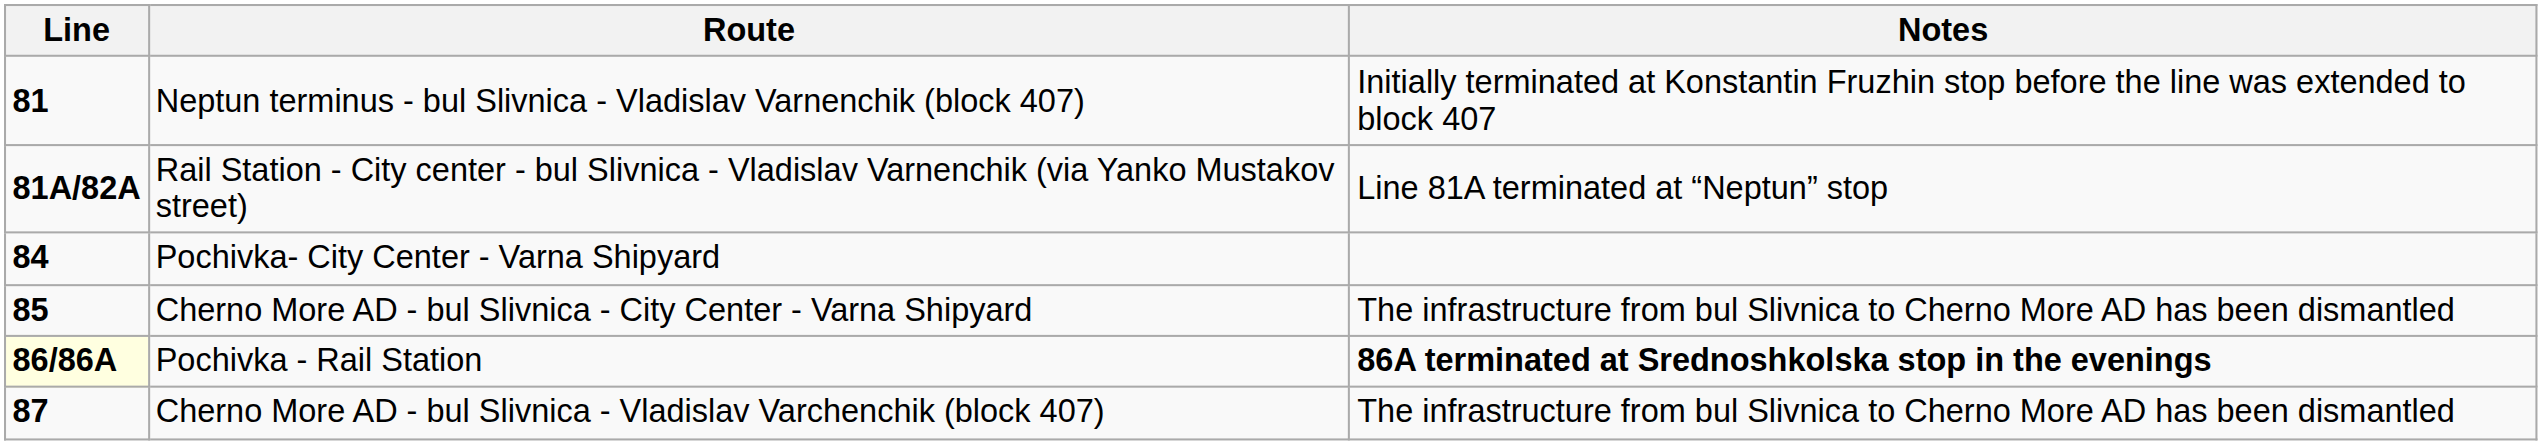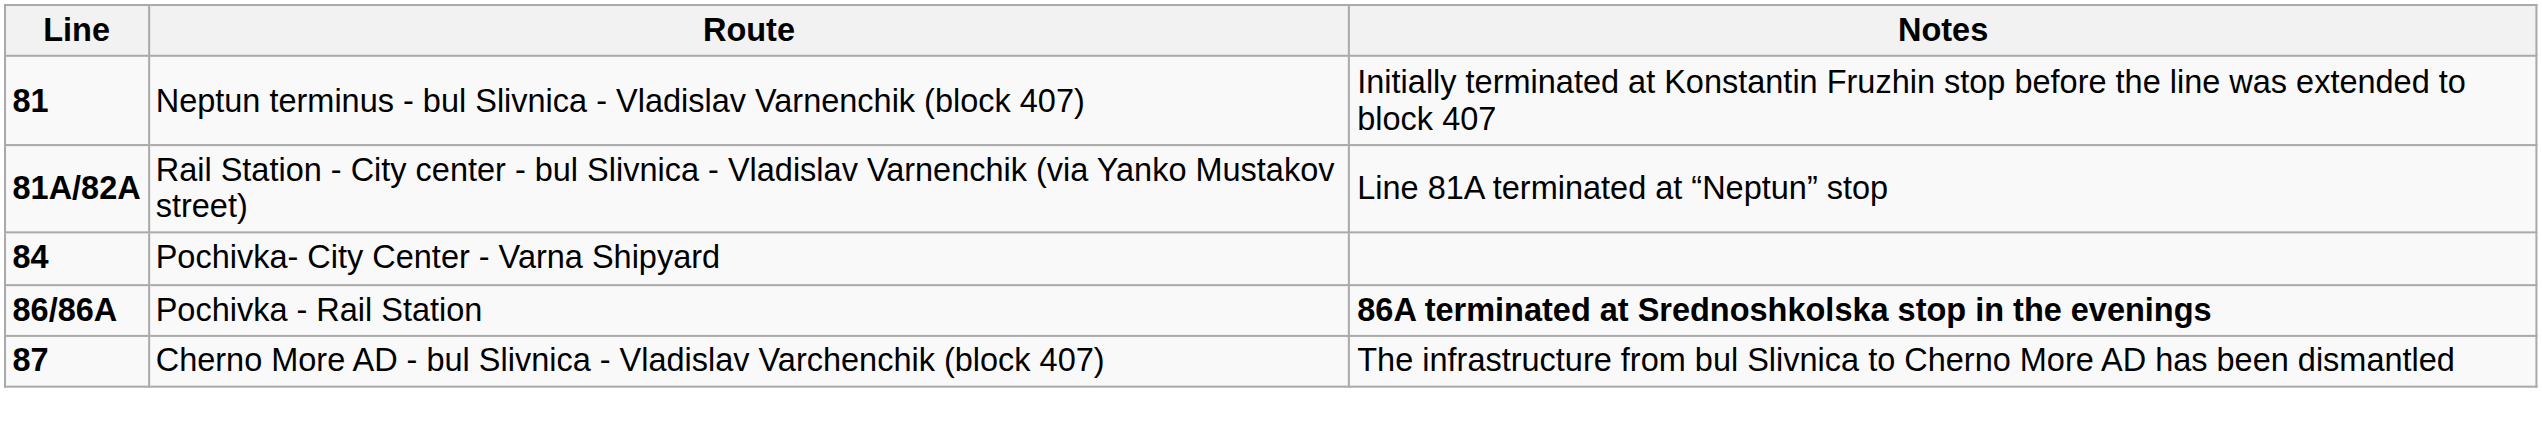- row: (594, 309)
(65, 360) lightyellow background -> (65, 309) no background
